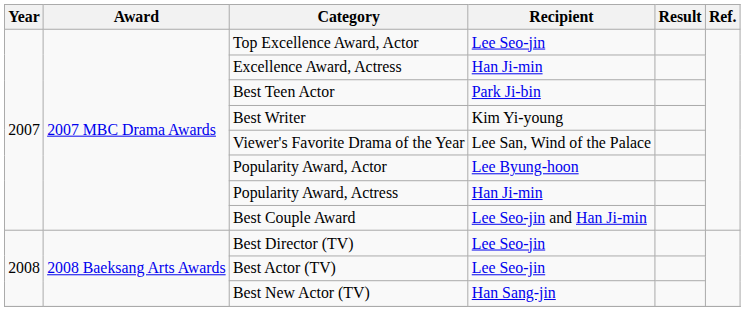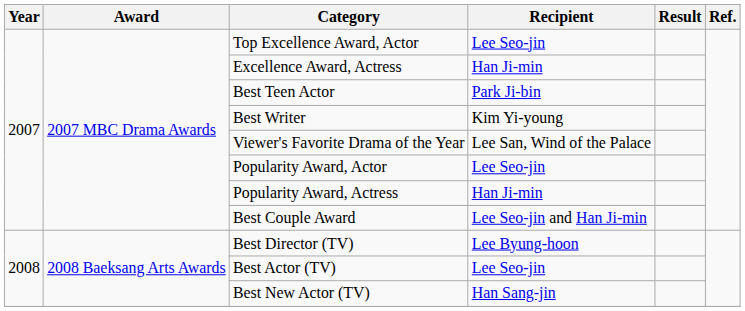(525, 167) Lee Byung-hoon -> (508, 167) Lee Seo-jin
(508, 243) Lee Seo-jin -> (525, 243) Lee Byung-hoon
